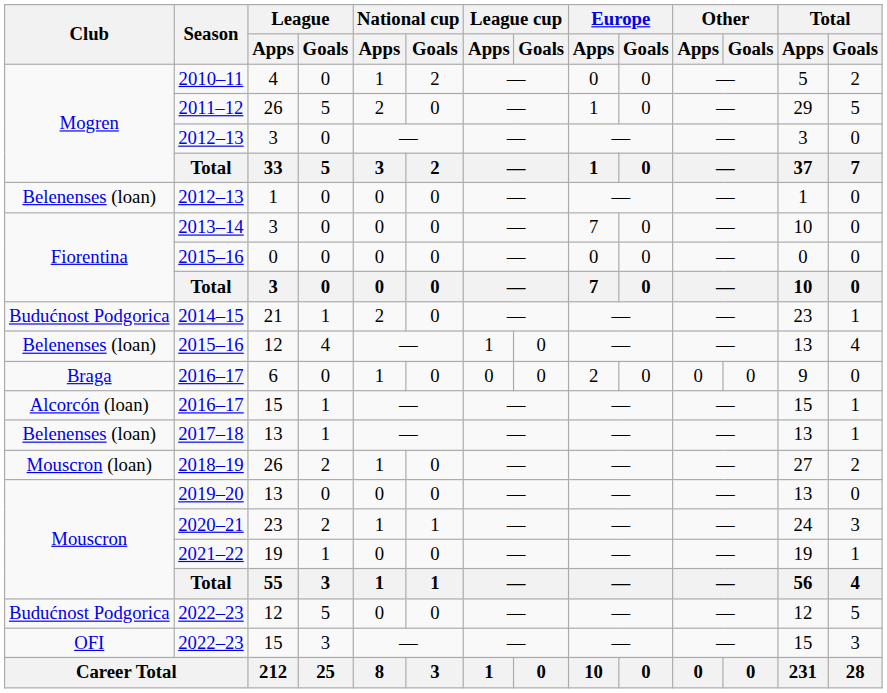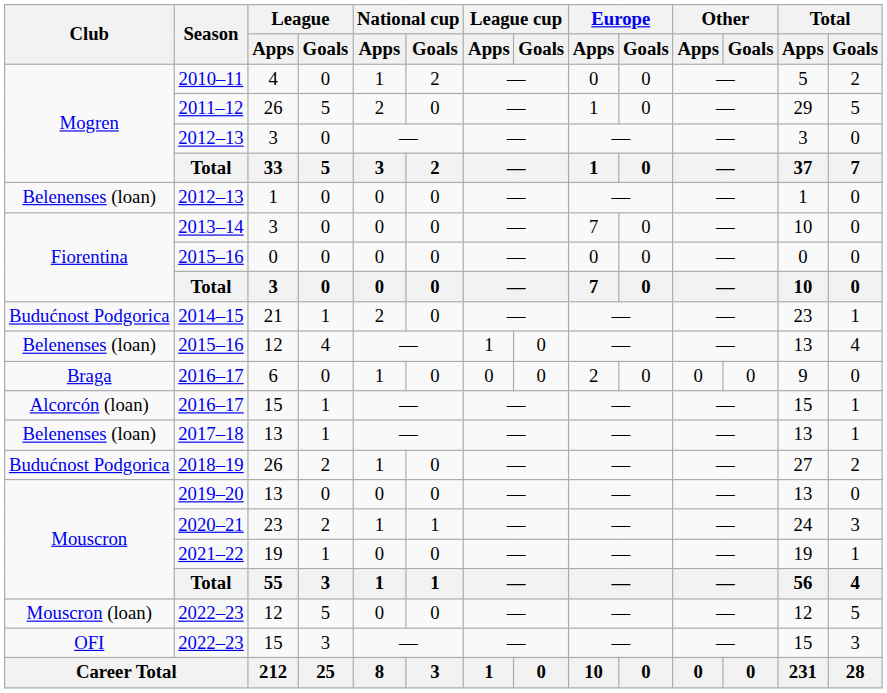(89, 464) Mouscron (loan) -> (89, 464) Budućnost Podgorica
(89, 613) Budućnost Podgorica -> (89, 613) Mouscron (loan)
